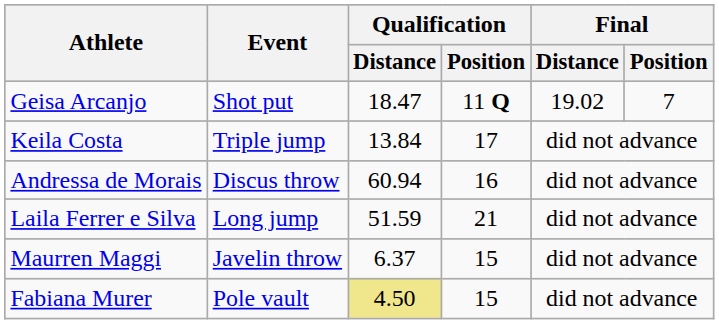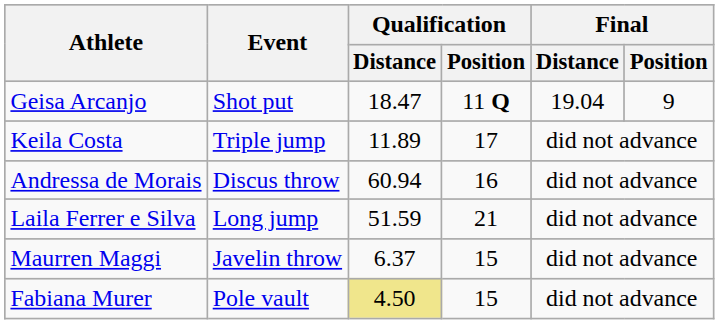(577, 101) 19.02 -> (577, 101) 19.04
(669, 101) 7 -> (669, 101) 9
(395, 140) 13.84 -> (395, 140) 11.89
